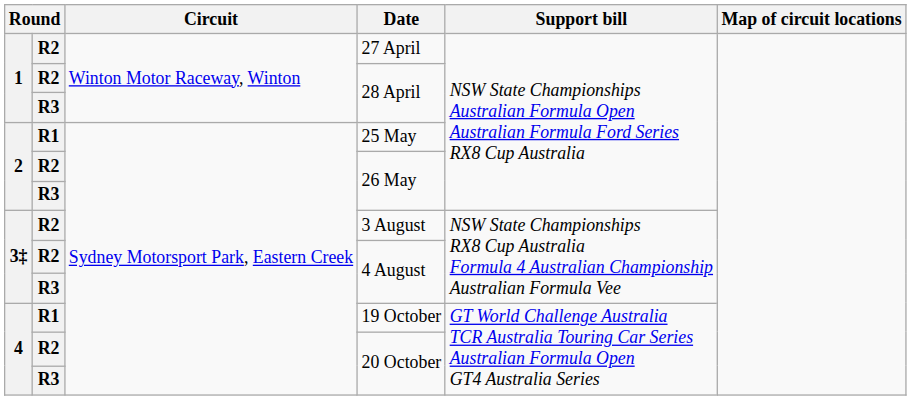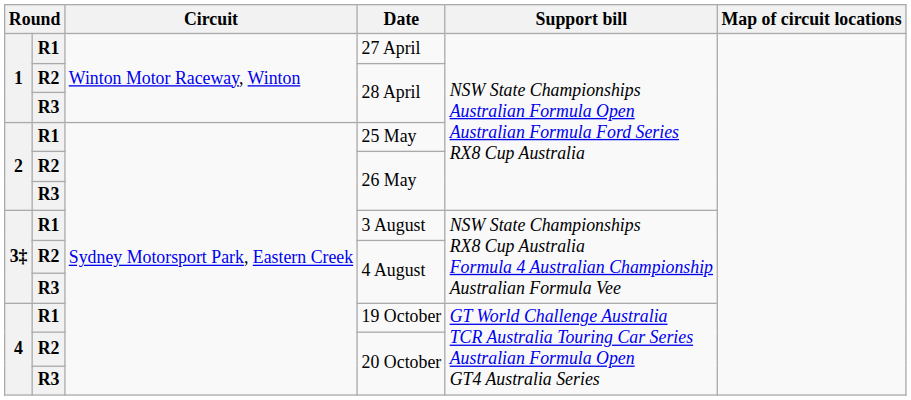(49, 48) R2 -> (49, 48) R1
(49, 224) R2 -> (49, 224) R1
